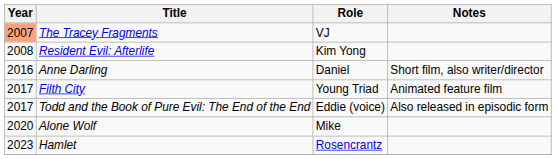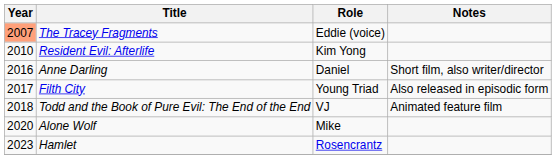(323, 32) VJ -> (350, 32) Eddie (voice)
(20, 51) 2008 -> (20, 51) 2010
(446, 88) Animated feature film -> (469, 88) Also released in episodic form
(20, 107) 2017 -> (20, 107) 2018
(350, 107) Eddie (voice) -> (323, 107) VJ
(469, 107) Also released in episodic form -> (446, 107) Animated feature film
